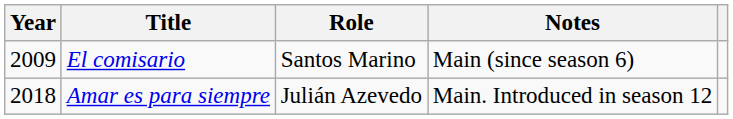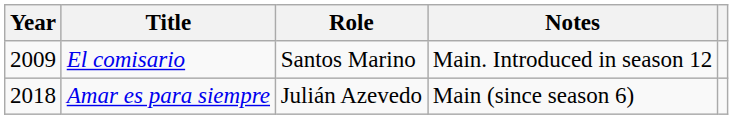(533, 59) Main (since season 6) -> (572, 59) Main. Introduced in season 12
(572, 95) Main. Introduced in season 12 -> (533, 95) Main (since season 6)
